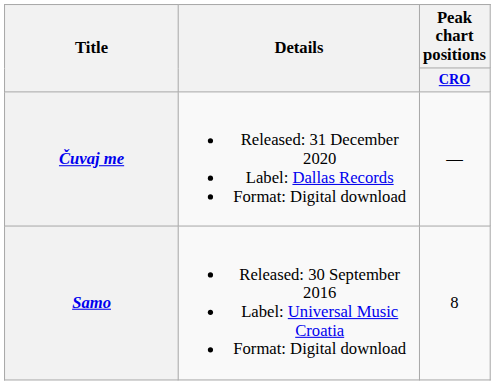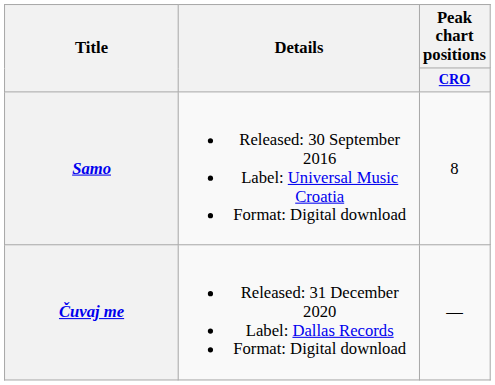rows swapped: (92, 302) <-> (92, 158)
